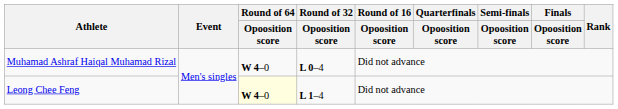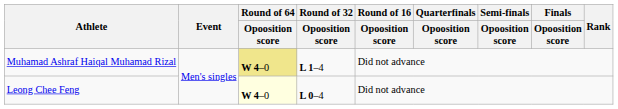(255, 68) no background -> (255, 68) khaki background
(312, 68) L 0–4 -> (312, 68) L 1–4
(312, 95) L 1–4 -> (312, 95) L 0–4
